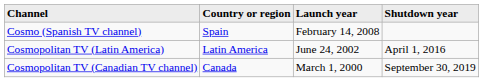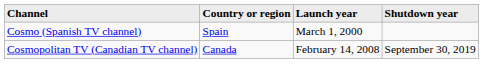(338, 31) February 14, 2008 -> (329, 31) March 1, 2000
- row: (85, 49)
(329, 67) March 1, 2000 -> (338, 49) February 14, 2008
